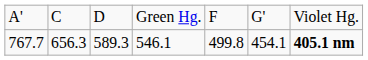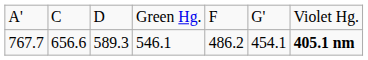(69, 42) 656.3 -> (69, 42) 656.6
(226, 42) 499.8 -> (226, 42) 486.2
